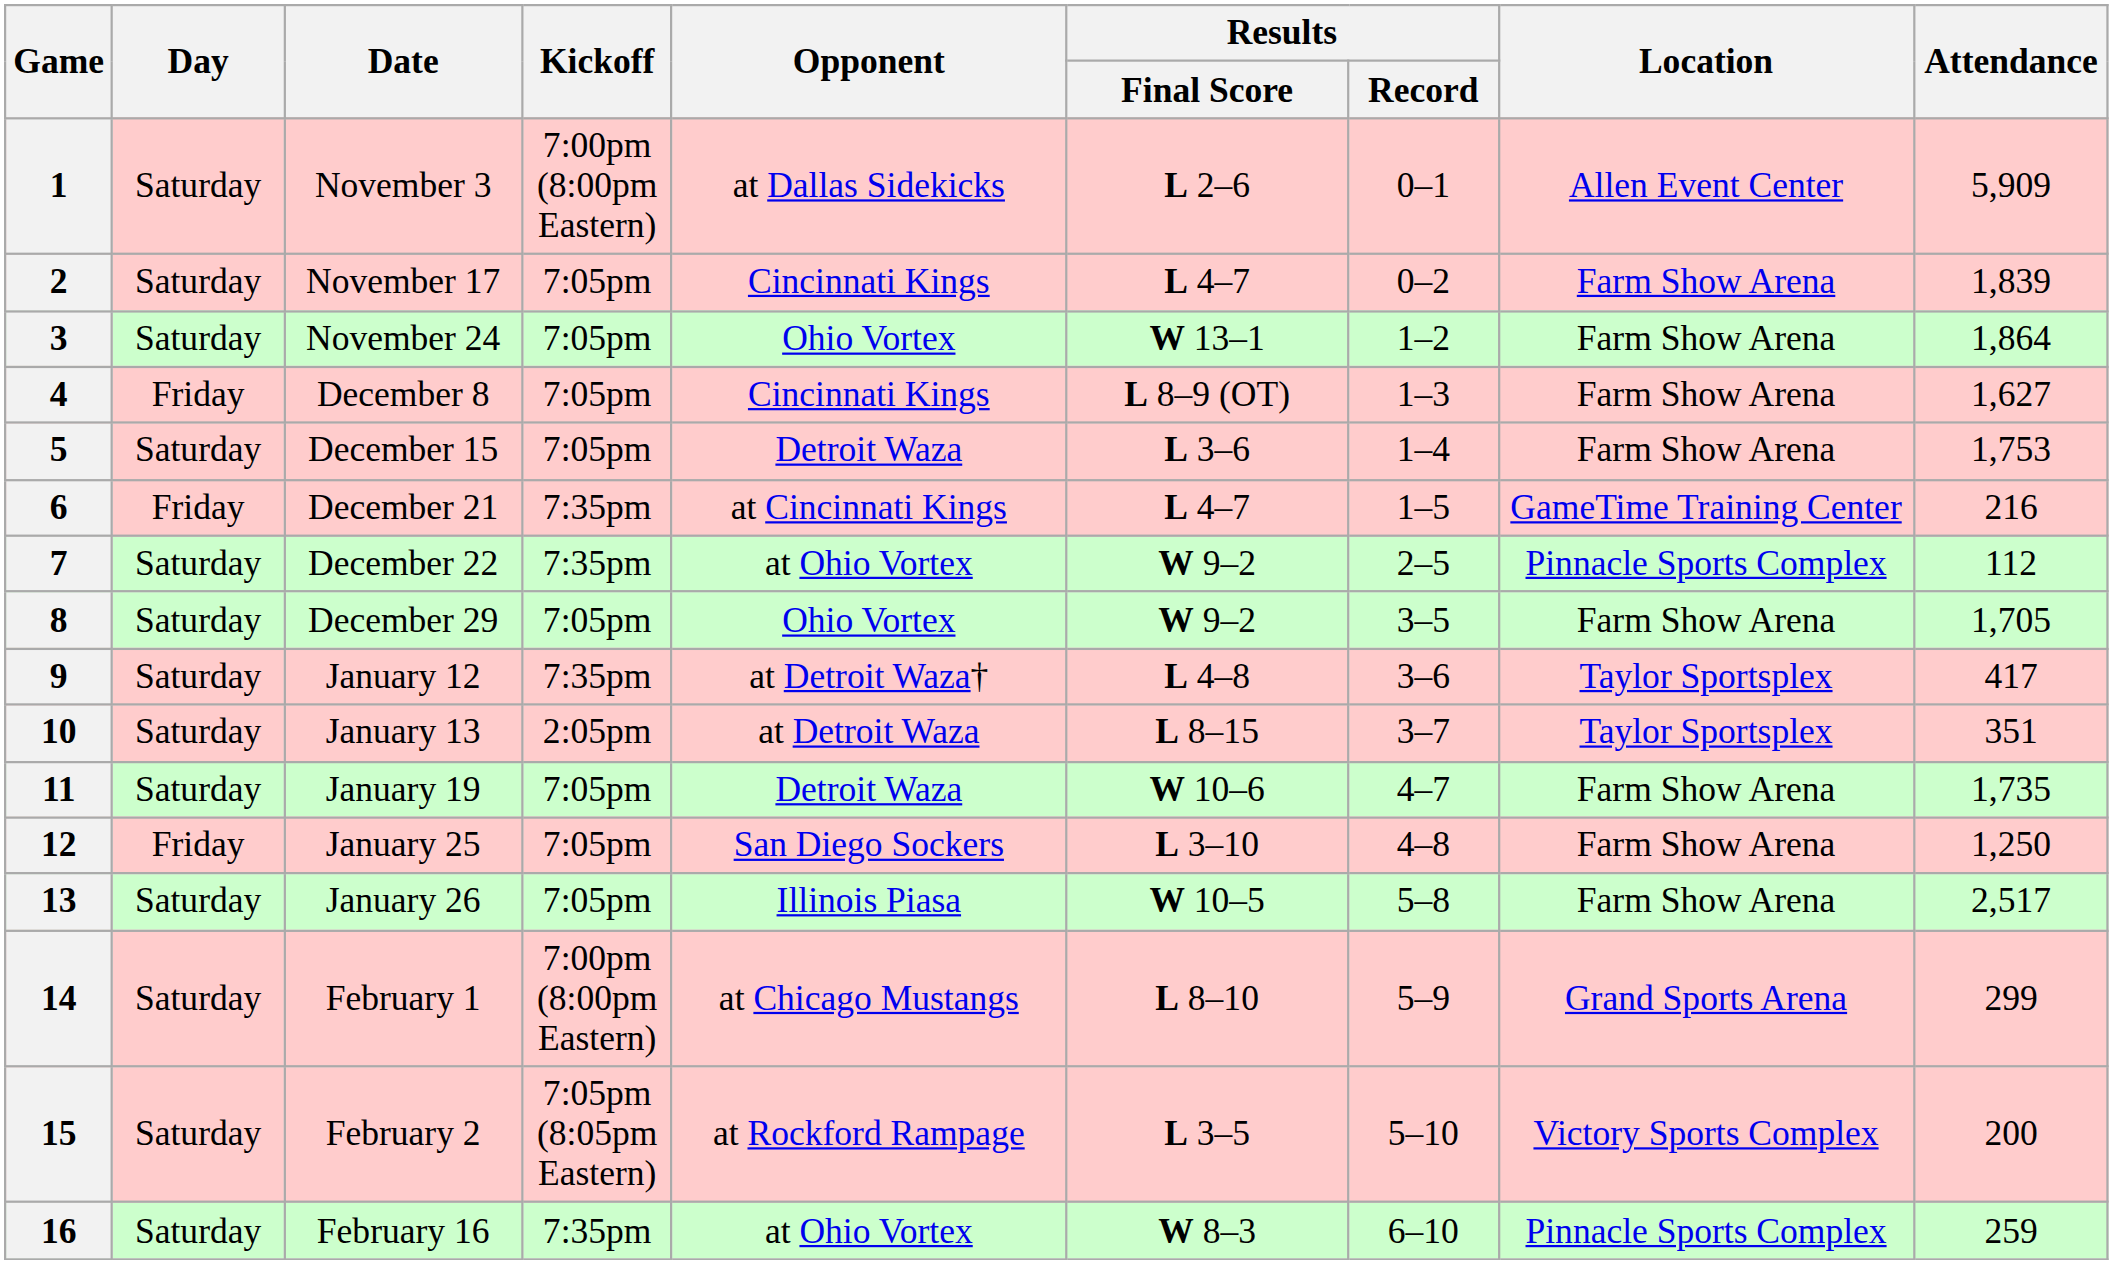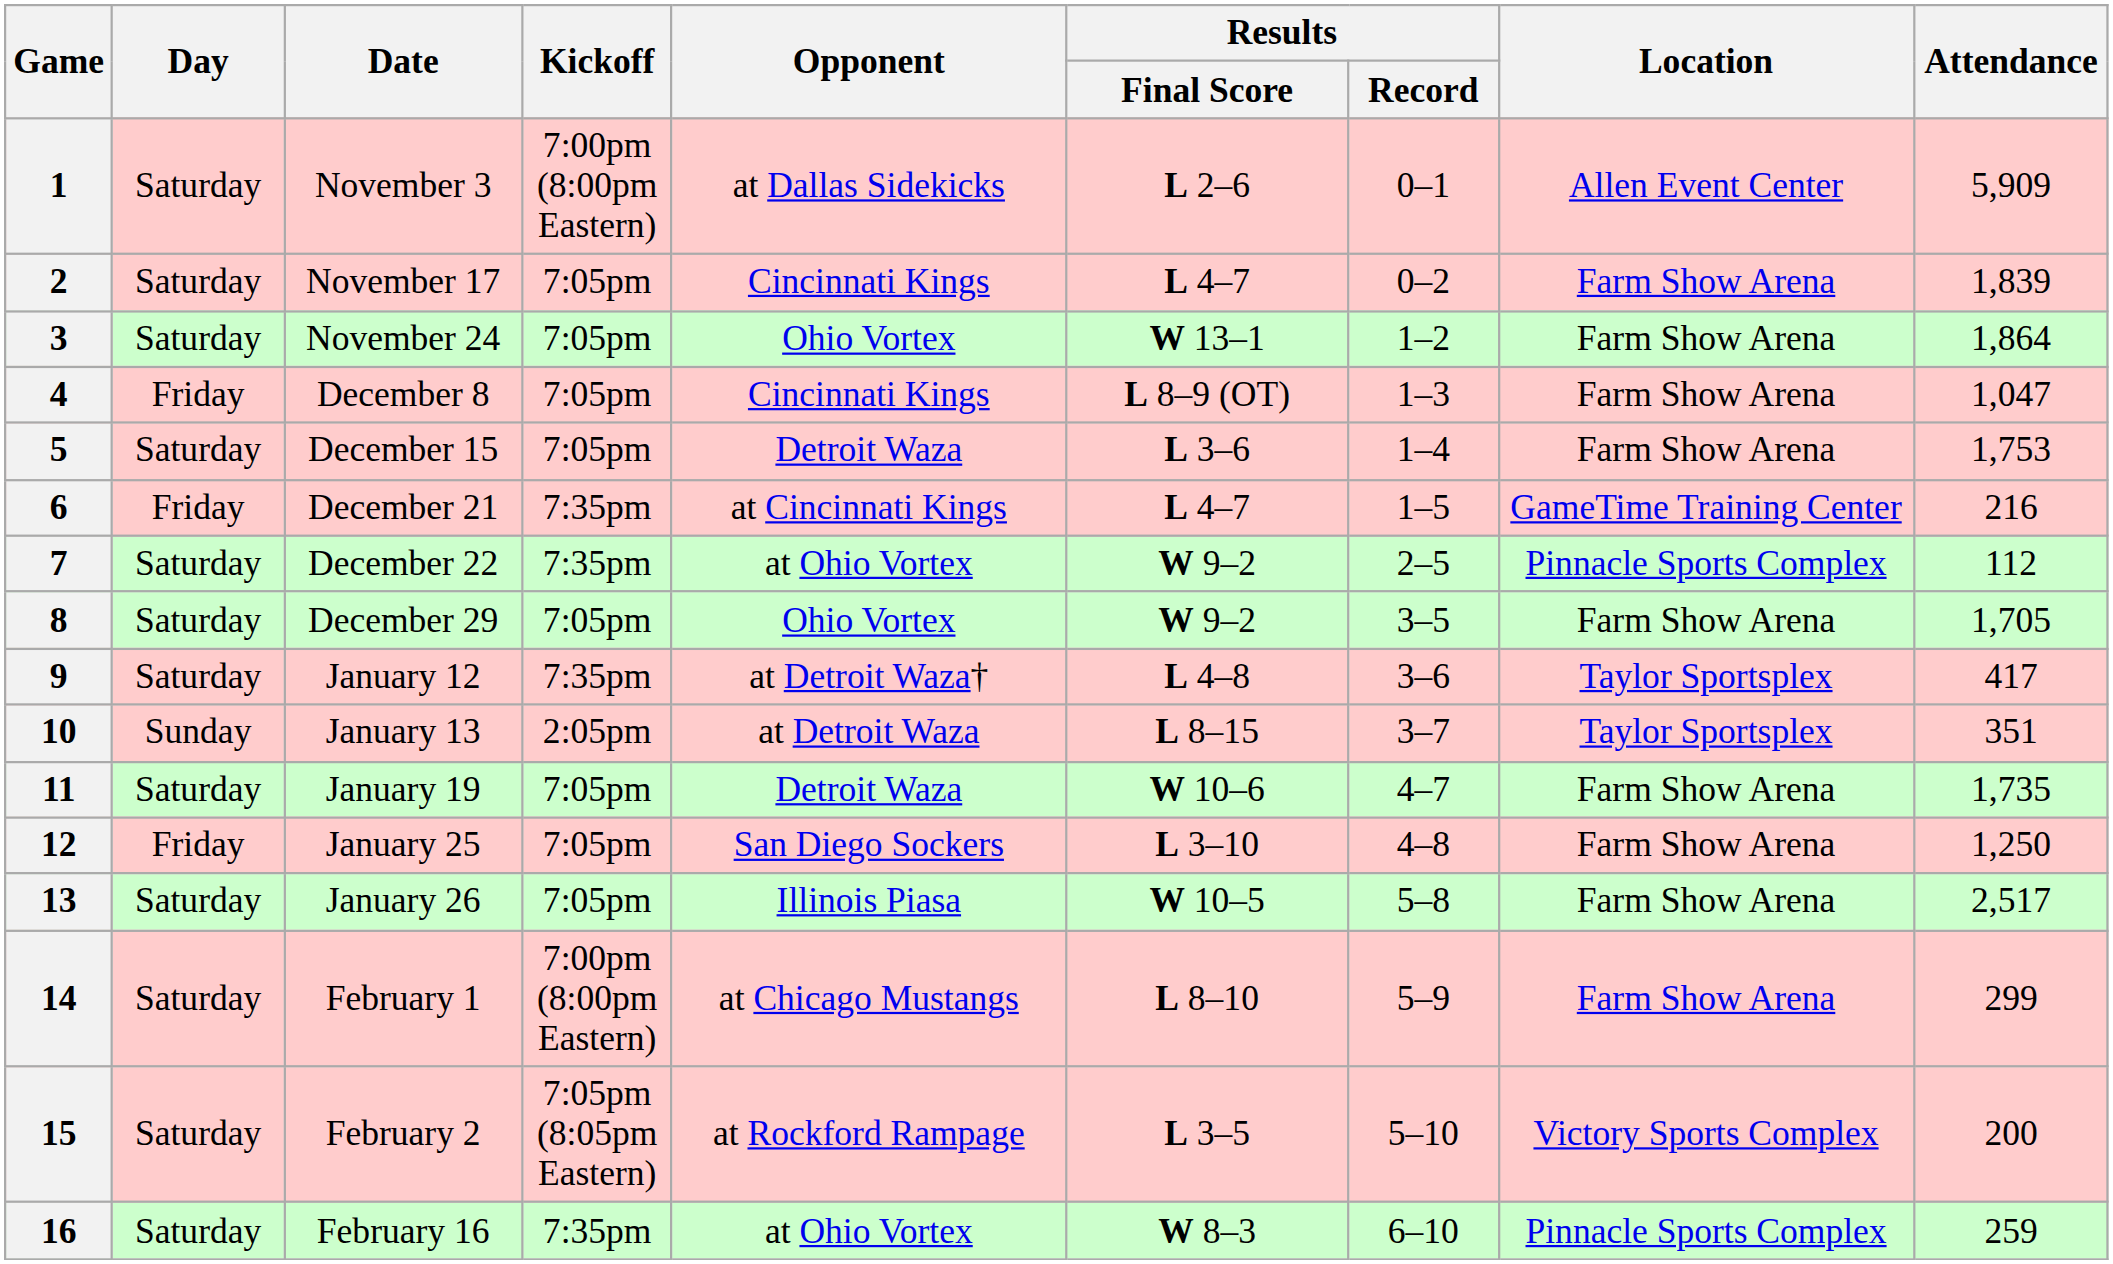(2011, 394) 1,627 -> (2011, 394) 1,047
(198, 732) Saturday -> (198, 732) Sunday
(1706, 997) Grand Sports Arena -> (1706, 997) Farm Show Arena
